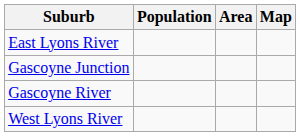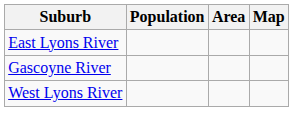- row: (69, 67)
